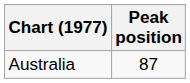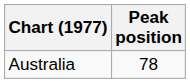(149, 64) 87 -> (149, 64) 78
